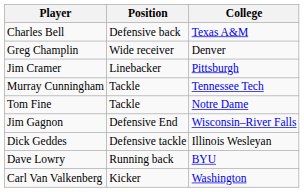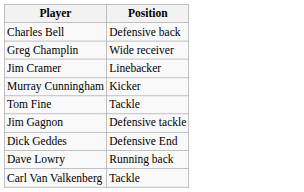- column: (244, 13)
(125, 86) Tackle -> (125, 86) Kicker
(143, 123) Defensive End -> (148, 123) Defensive tackle
(148, 141) Defensive tackle -> (143, 141) Defensive End
(125, 178) Kicker -> (125, 178) Tackle
